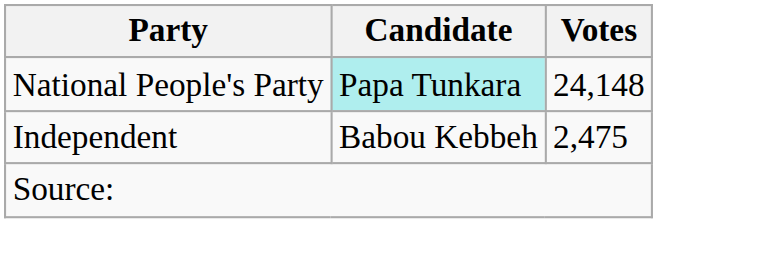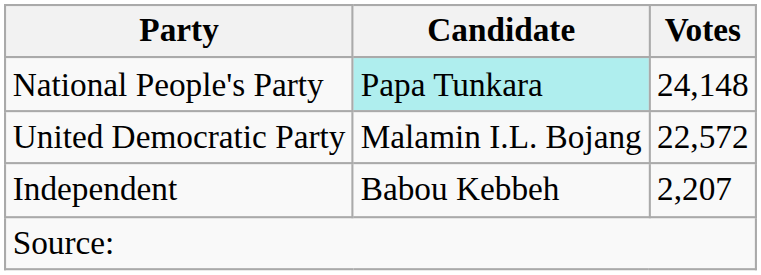+ row: (179, 136)
(591, 136) 2,475 -> (695, 189) 2,207
